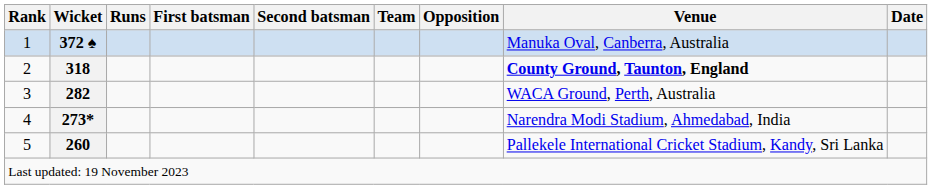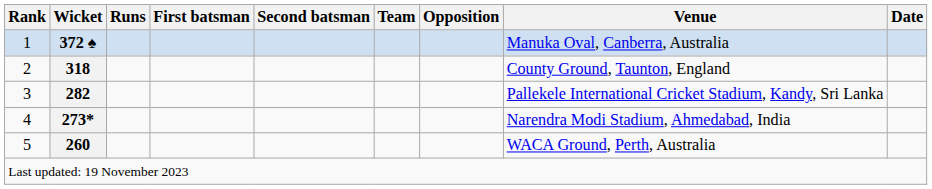(628, 68) bold -> (618, 68) normal
(611, 94) WACA Ground, Perth, Australia -> (695, 94) Pallekele International Cricket Stadium, Kandy, Sri Lanka
(695, 145) Pallekele International Cricket Stadium, Kandy, Sri Lanka -> (611, 145) WACA Ground, Perth, Australia
